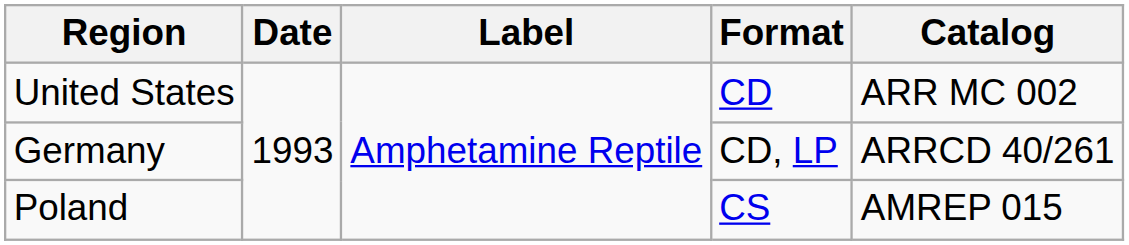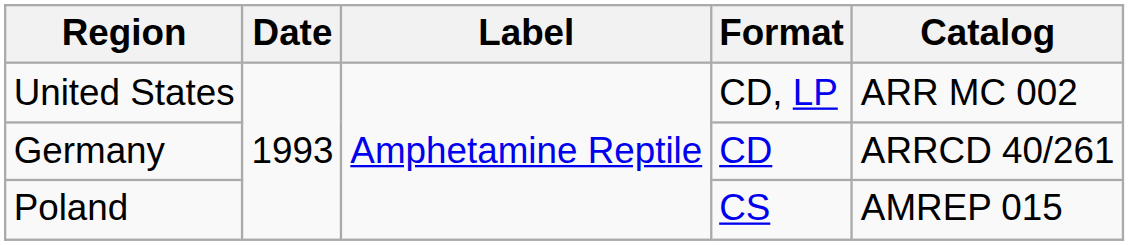(746, 92) CD -> (778, 92) CD, LP
(778, 150) CD, LP -> (746, 150) CD
